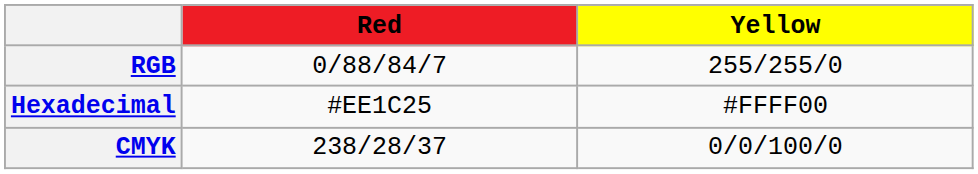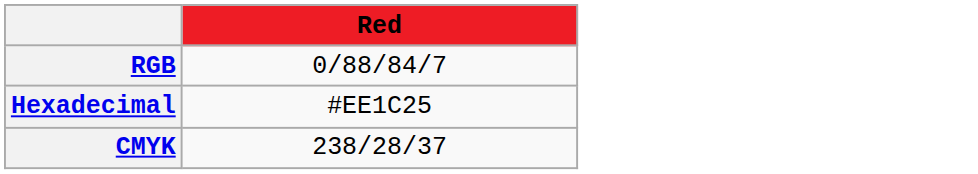- column: (775, 25)
